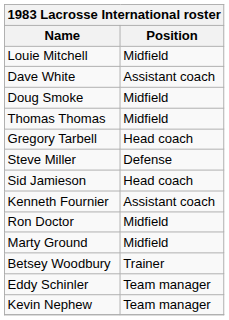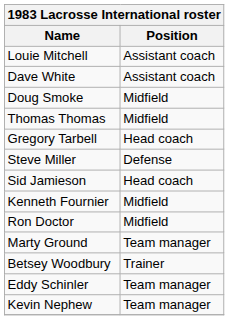(146, 57) Midfield -> (169, 57) Assistant coach
(169, 202) Assistant coach -> (146, 202) Midfield
(146, 243) Midfield -> (167, 243) Team manager
